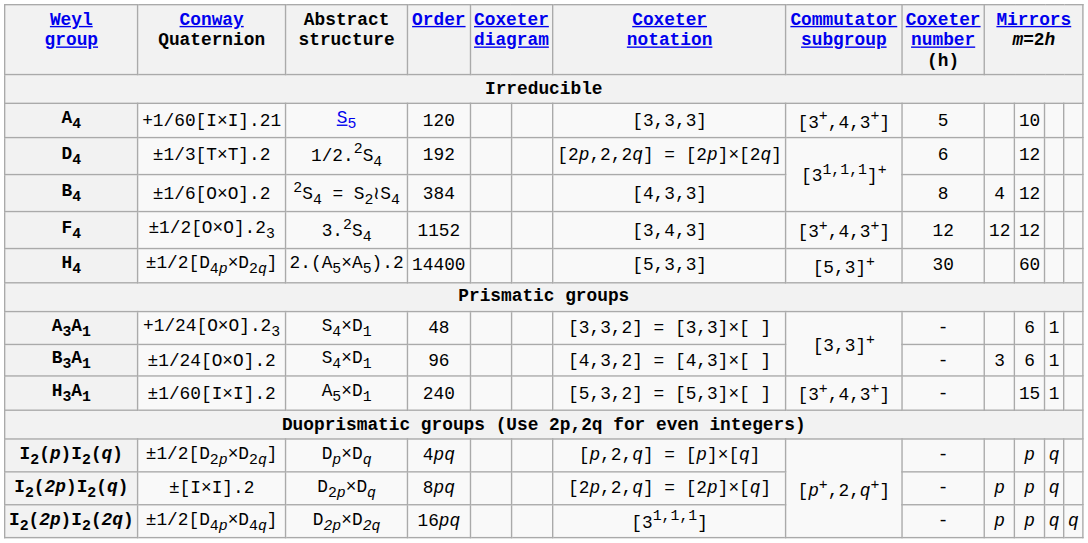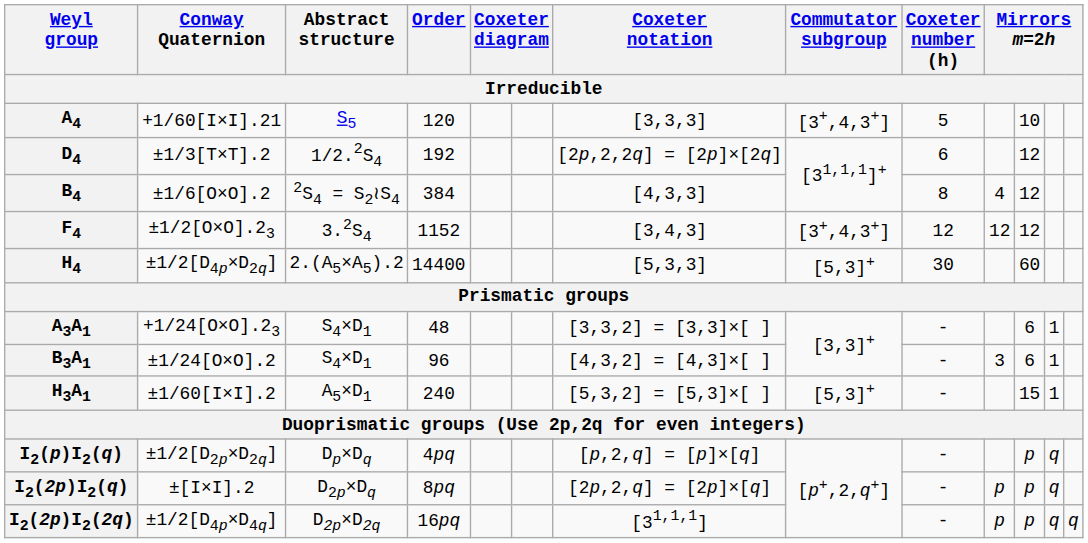(844, 393) [3+,4,3+] -> (844, 393) [5,3]+
